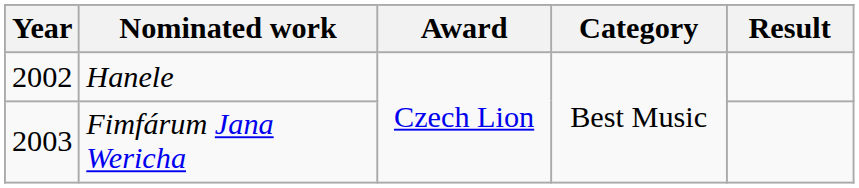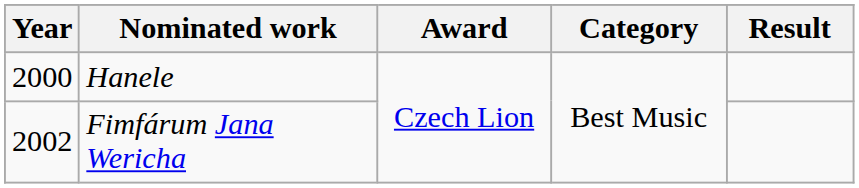(42, 76) 2002 -> (42, 76) 2000
(42, 141) 2003 -> (42, 141) 2002
